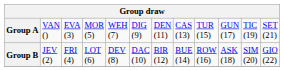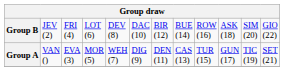rows swapped: (22, 30) <-> (22, 54)
